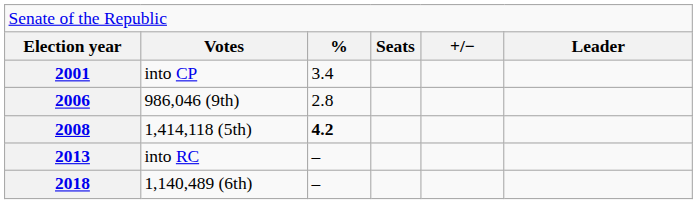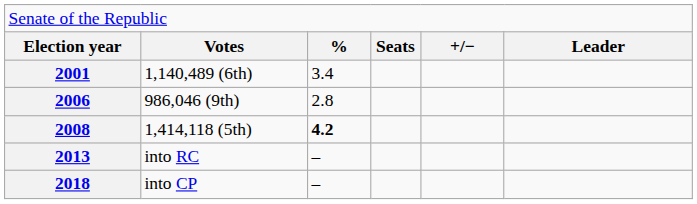(171, 73) into CP -> (198, 73) 1,140,489 (6th)
(198, 184) 1,140,489 (6th) -> (171, 184) into CP
